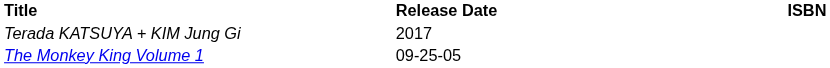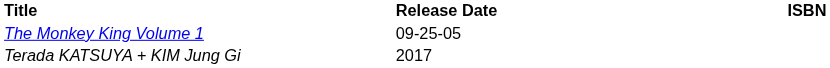rows swapped: (104, 56) <-> (122, 33)
